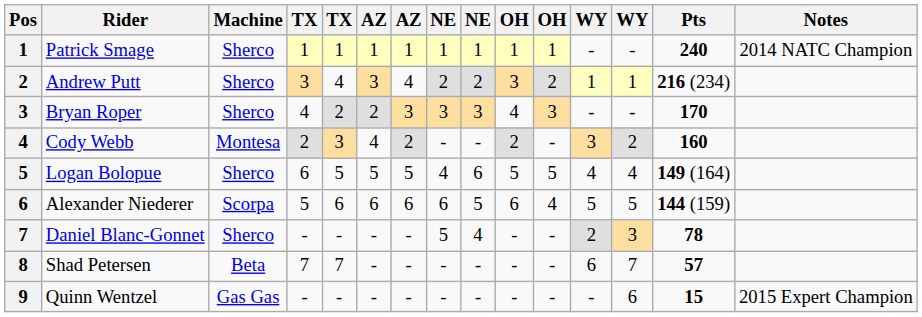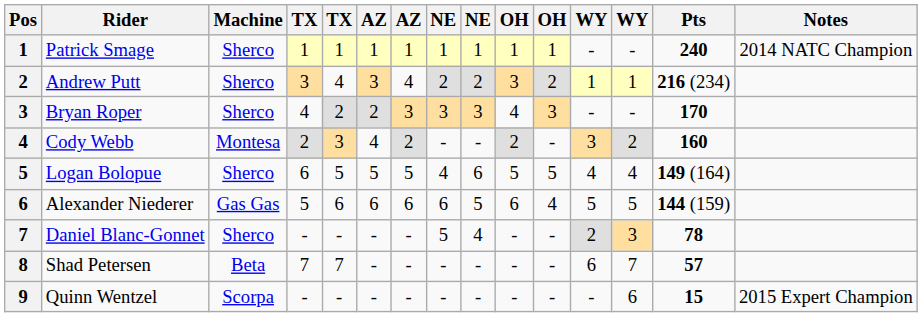(248, 203) Scorpa -> (248, 203) Gas Gas
(248, 296) Gas Gas -> (248, 296) Scorpa
